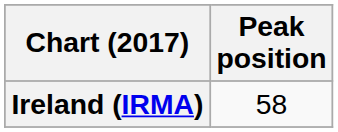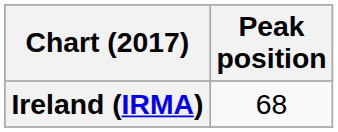(271, 103) 58 -> (271, 103) 68
